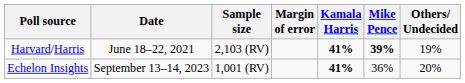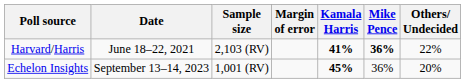(382, 49) 39% -> (382, 49) 36%
(431, 49) 19% -> (431, 49) 22%
(341, 69) 41% -> (341, 69) 45%
